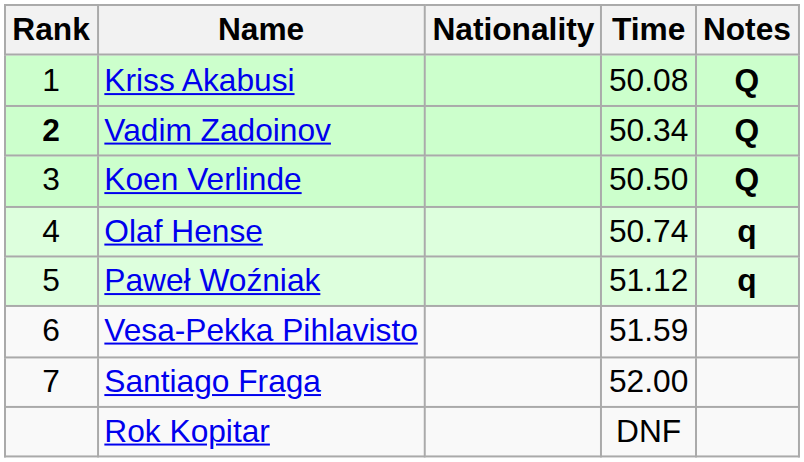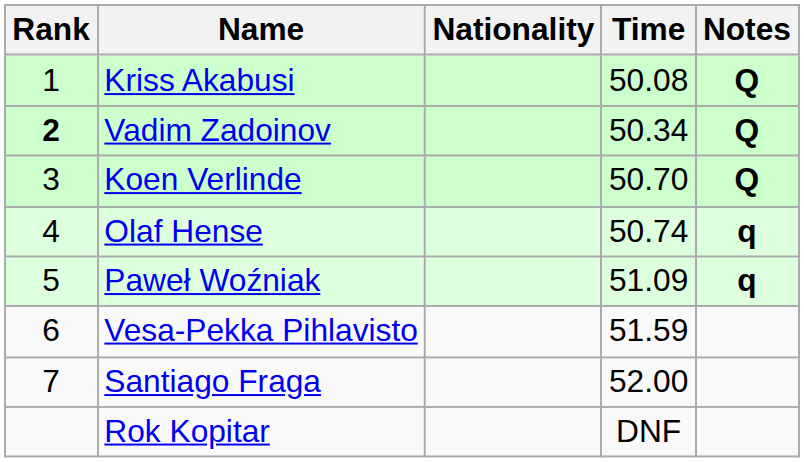(649, 180) 50.50 -> (649, 180) 50.70
(649, 280) 51.12 -> (649, 280) 51.09
